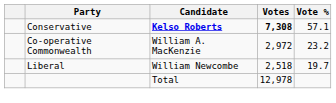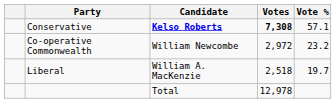(179, 46) William A. MacKenzie -> (195, 46) William Newcombe
(195, 66) William Newcombe -> (179, 71) William A. MacKenzie
